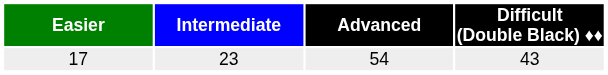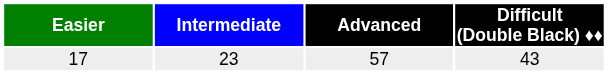(379, 59) 54 -> (379, 59) 57
